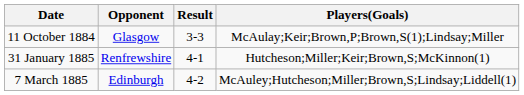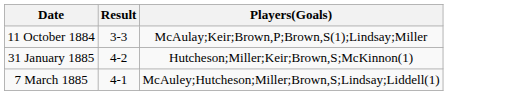- column: (136, 15)
(195, 58) 4-1 -> (119, 58) 4-2
(195, 80) 4-2 -> (119, 80) 4-1
